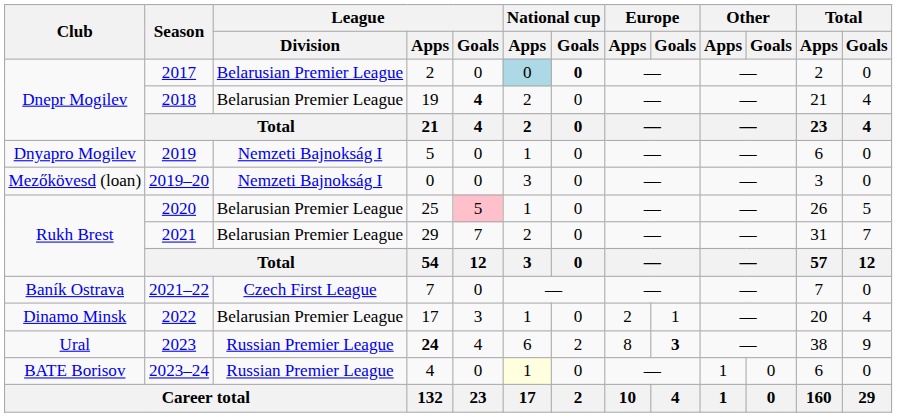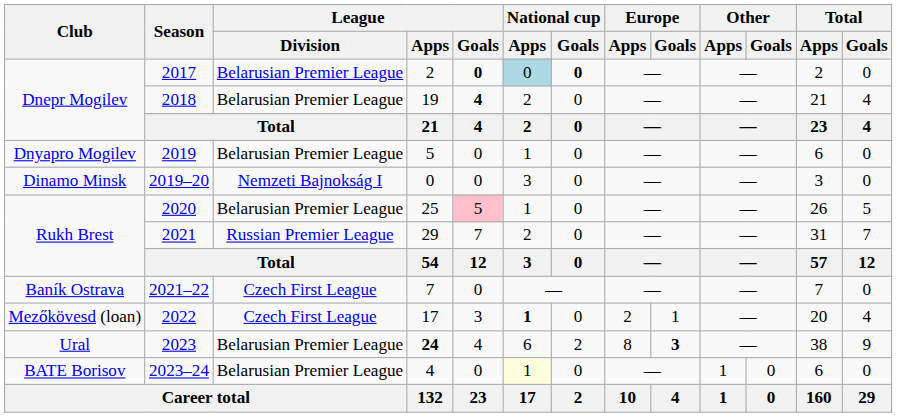(478, 72) normal -> (478, 72) bold
(310, 153) Nemzeti Bajnokság I -> (310, 153) Belarusian Premier League
(75, 180) Mezőkövesd (loan) -> (75, 180) Dinamo Minsk
(310, 235) Belarusian Premier League -> (310, 235) Russian Premier League
(75, 316) Dinamo Minsk -> (75, 316) Mezőkövesd (loan)
(310, 316) Belarusian Premier League -> (310, 316) Czech First League
(527, 316) normal -> (527, 316) bold
(310, 343) Russian Premier League -> (310, 343) Belarusian Premier League
(310, 371) Russian Premier League -> (310, 371) Belarusian Premier League
